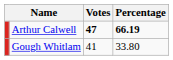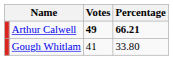(91, 30) 47 -> (91, 30) 49
(127, 30) 66.19 -> (127, 30) 66.21
